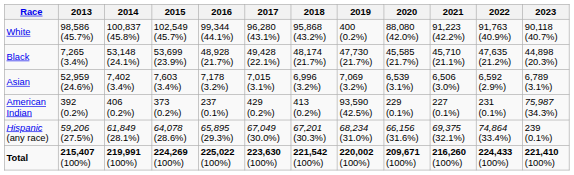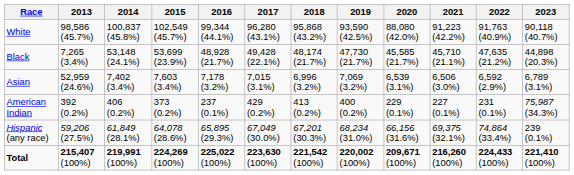(353, 32) 400 (0.2%) -> (356, 32) 93,590 (42.5%)
(356, 108) 93,590 (42.5%) -> (353, 108) 400 (0.2%)
